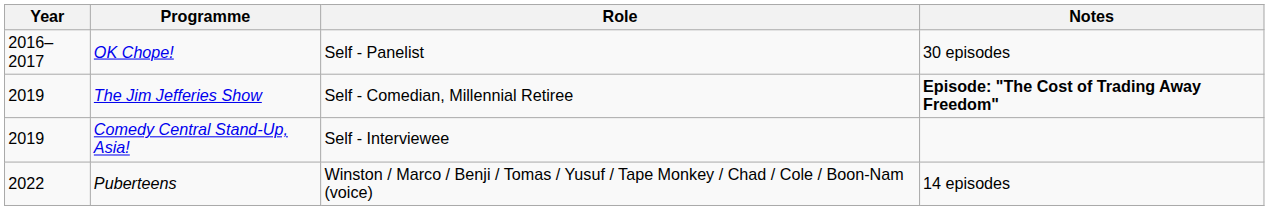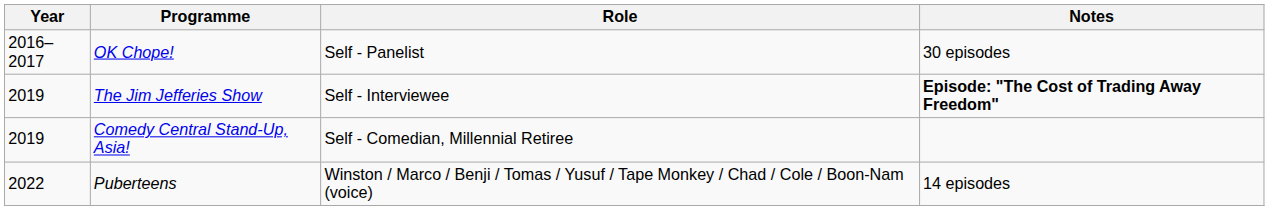(449, 95) Self - Comedian, Millennial Retiree -> (387, 95) Self - Interviewee
(387, 139) Self - Interviewee -> (449, 139) Self - Comedian, Millennial Retiree
